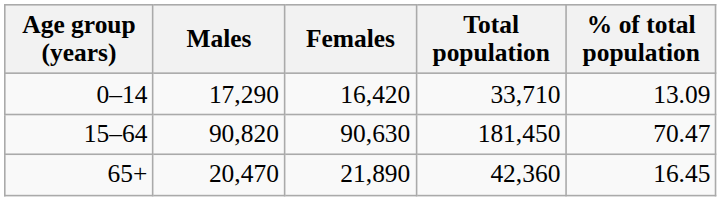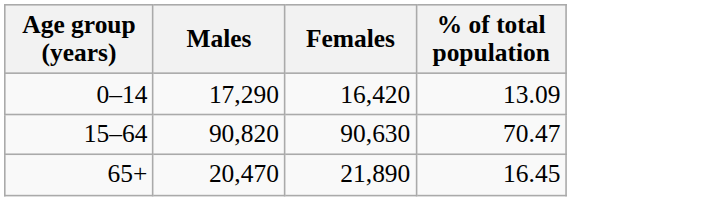- column: (491, 38)
